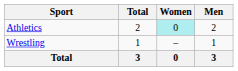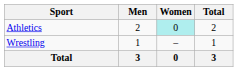columns swapped: (214, 12) <-> (138, 12)
